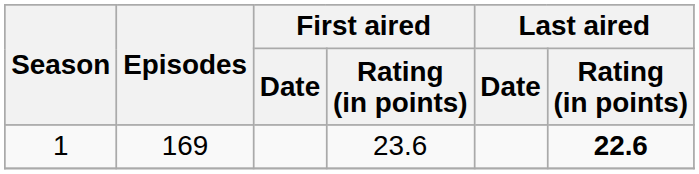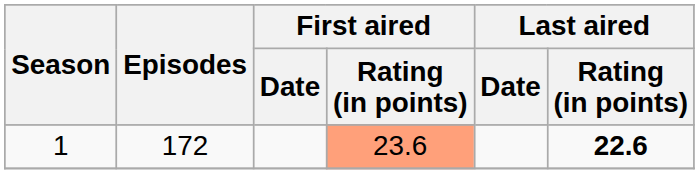(185, 146) 169 -> (185, 146) 172
(400, 146) no background -> (400, 146) lightsalmon background
